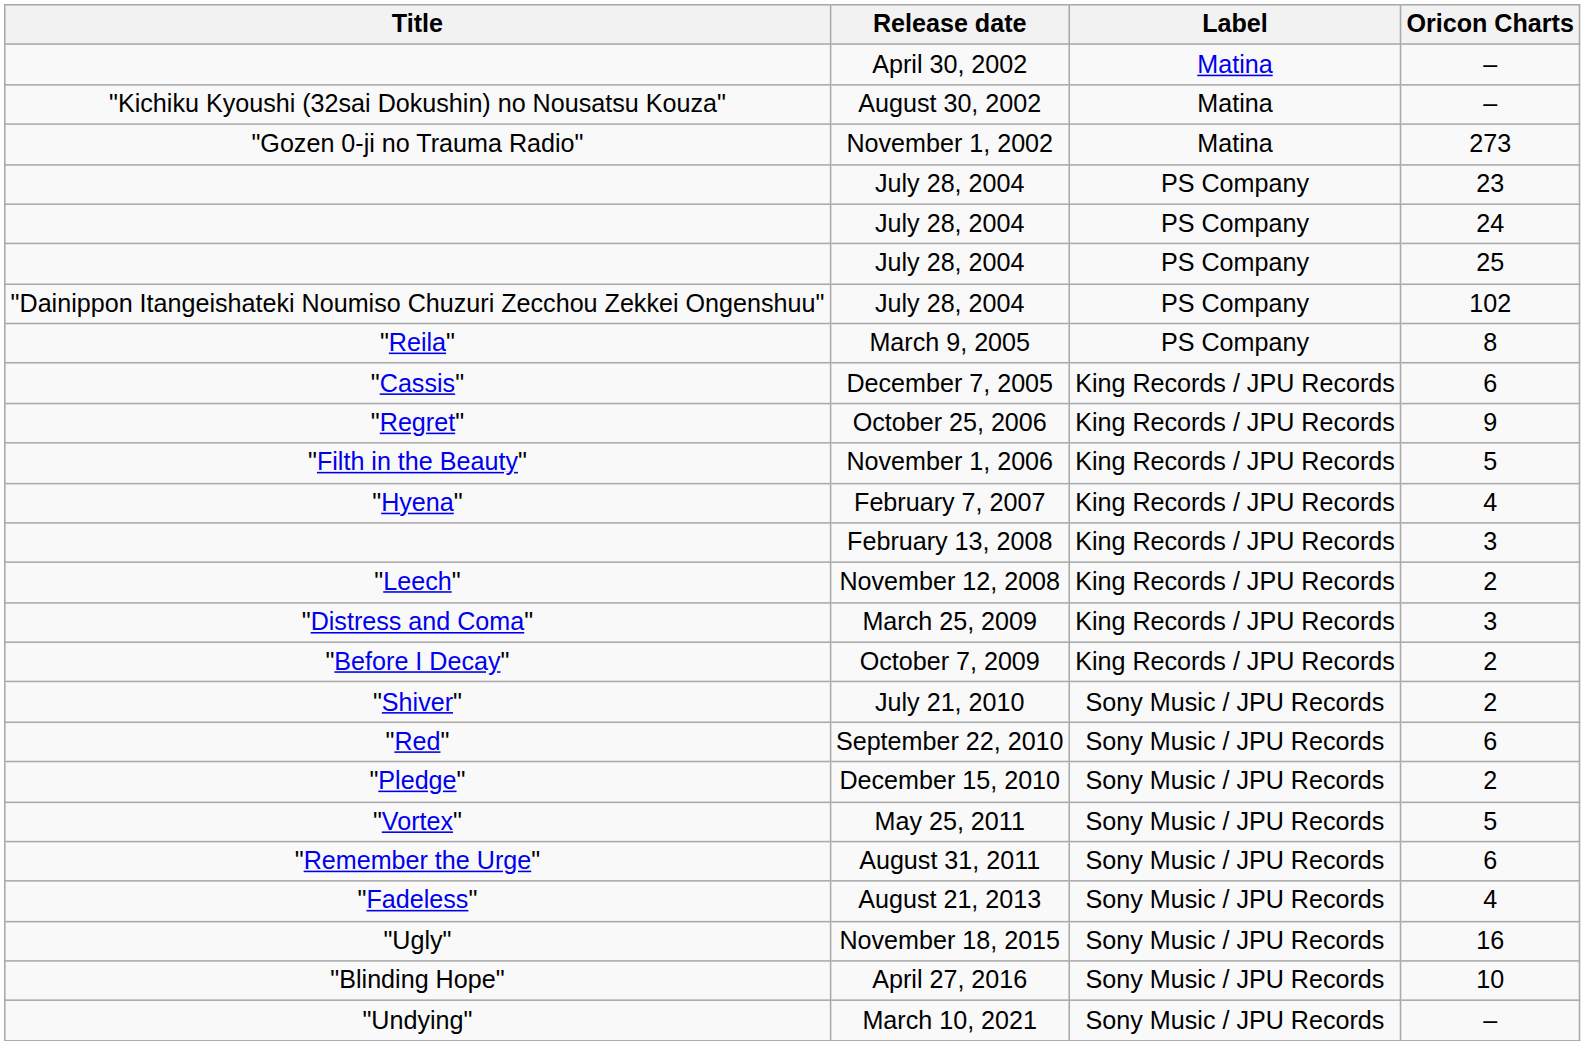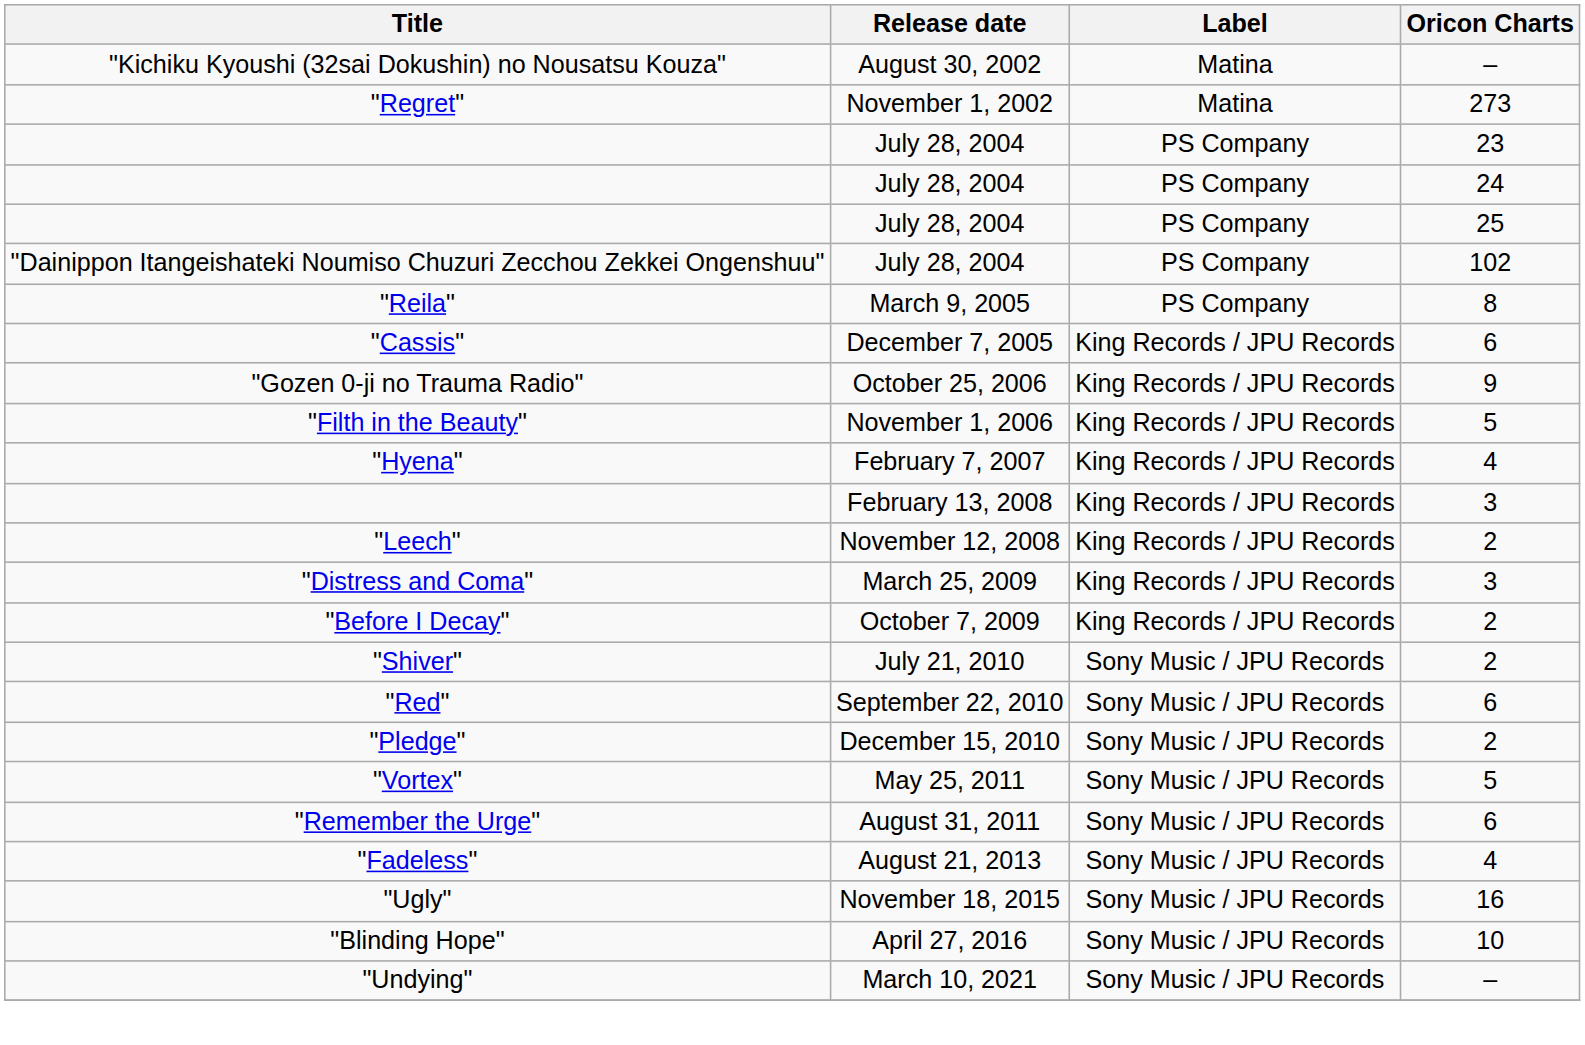- row: (950, 64)
(417, 143) "Gozen 0-ji no Trauma Radio" -> (417, 104) "Regret"
(417, 422) "Regret" -> (417, 382) "Gozen 0-ji no Trauma Radio"
